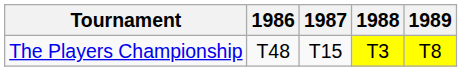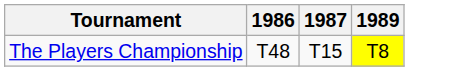- column: (378, 20)
